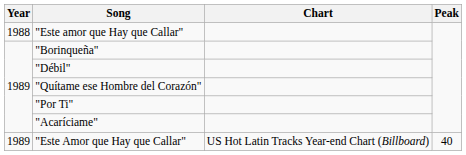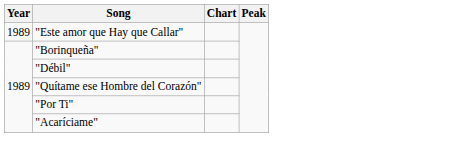(19, 31) 1988 -> (19, 31) 1989
- row: (111, 141)
